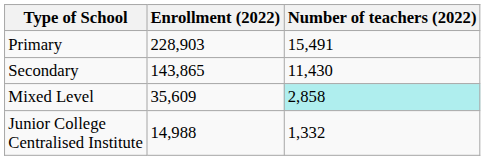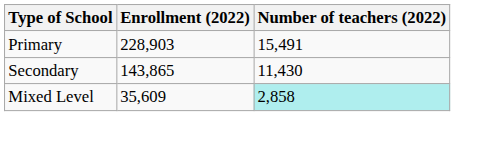- row: (76, 132)
